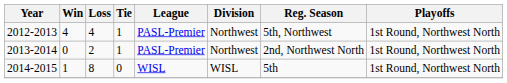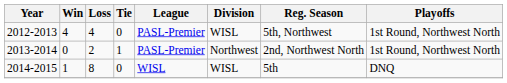(119, 31) 1 -> (119, 31) 0
(234, 31) Northwest -> (224, 31) WISL
(435, 68) 1st Round, Northwest North -> (382, 68) DNQ
